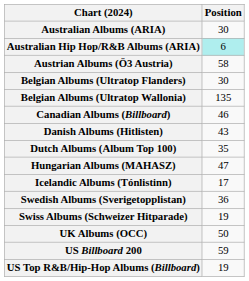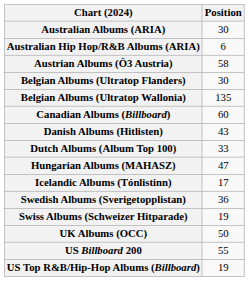(223, 47) paleturquoise background -> (223, 47) no background
(223, 115) 46 -> (223, 115) 60
(223, 149) 35 -> (223, 149) 33
(223, 251) 59 -> (223, 251) 55
